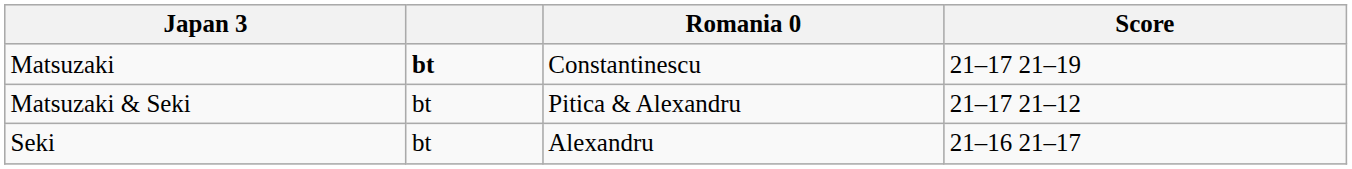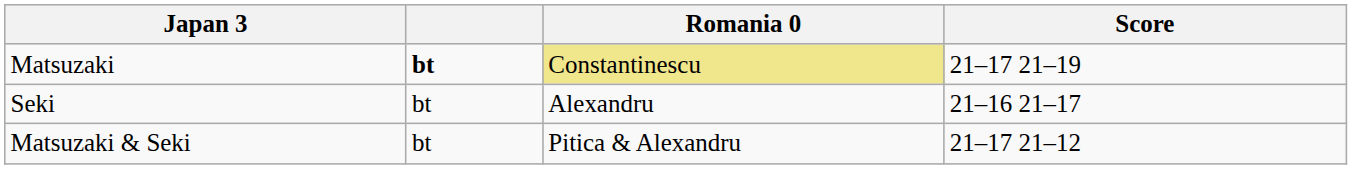(625, 63) no background -> (625, 63) khaki background
rows swapped: (33, 143) <-> (101, 103)
